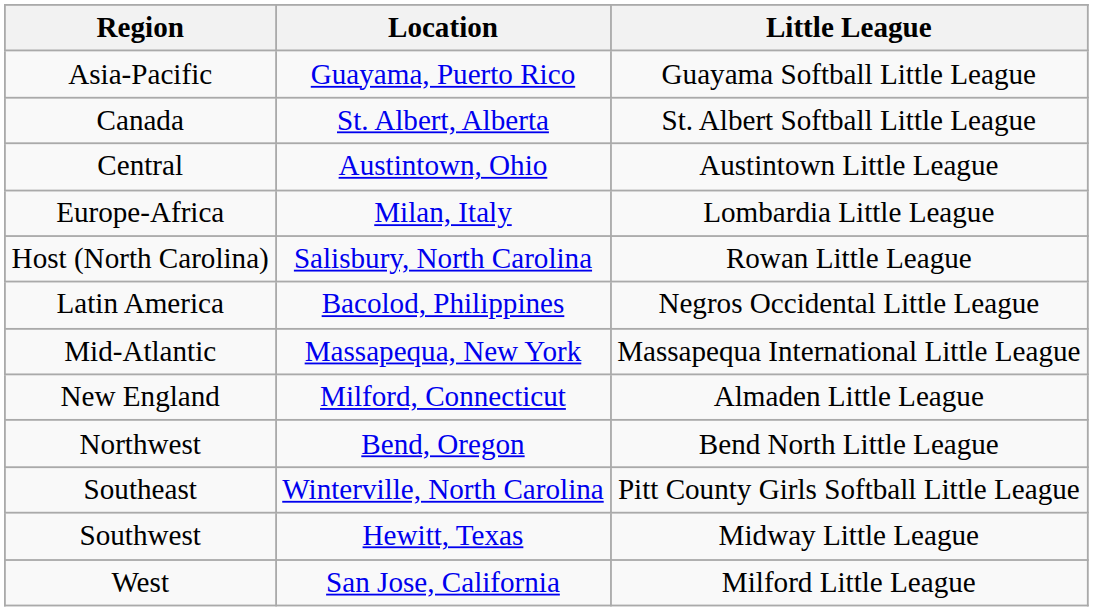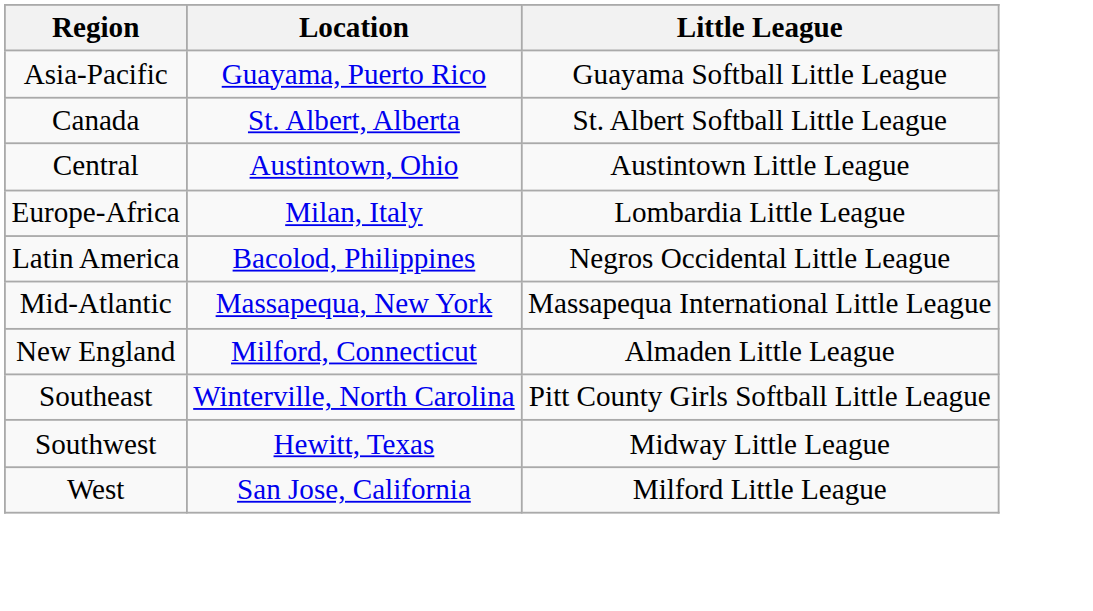- row: (140, 258)
- row: (140, 443)
